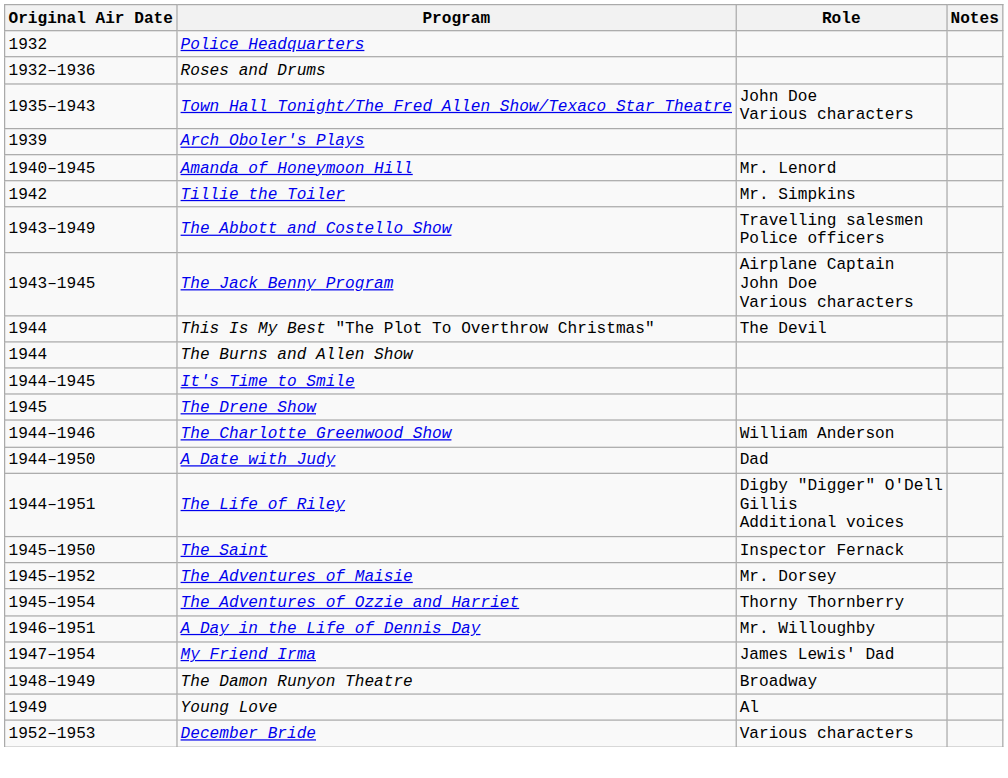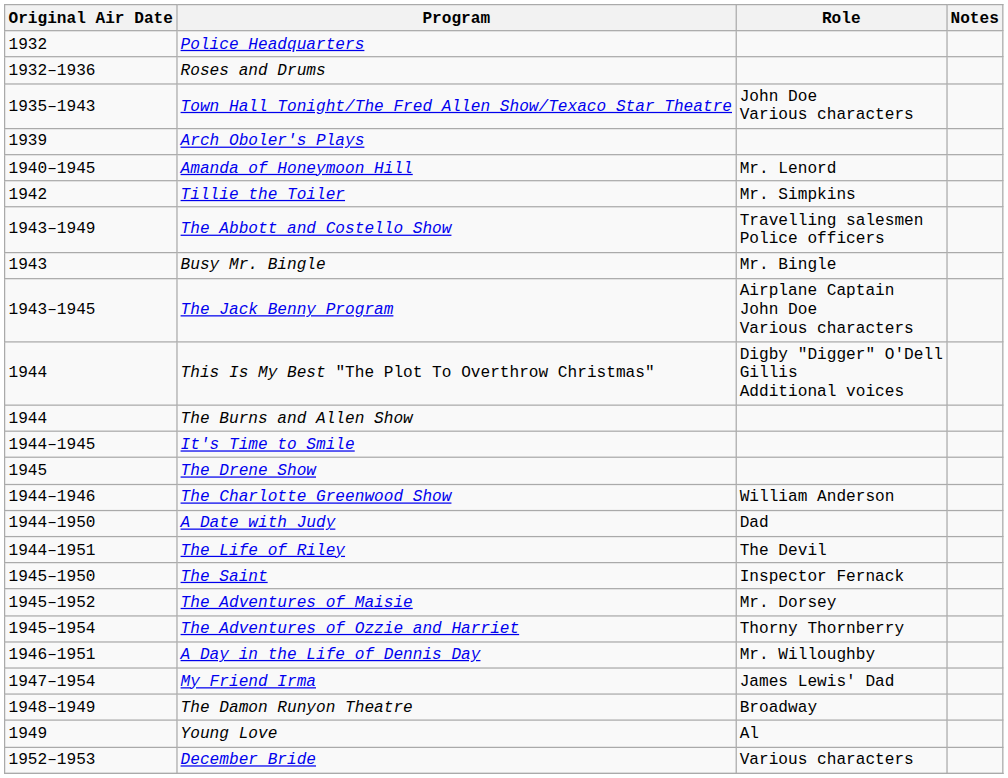+ row: (253, 265)
(783, 329) The Devil -> (841, 373) Digby "Digger" O'Dell Gillis Additional voices
(841, 505) Digby "Digger" O'Dell Gillis Additional voices -> (783, 550) The Devil
